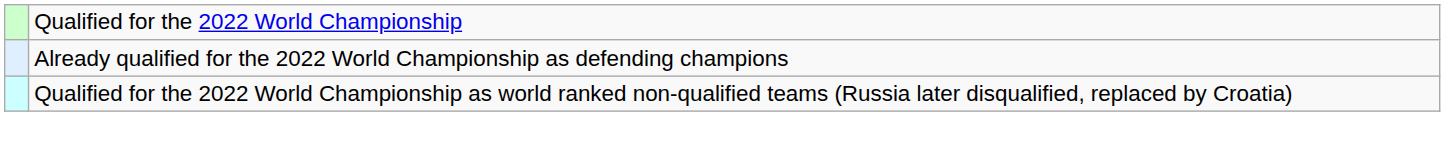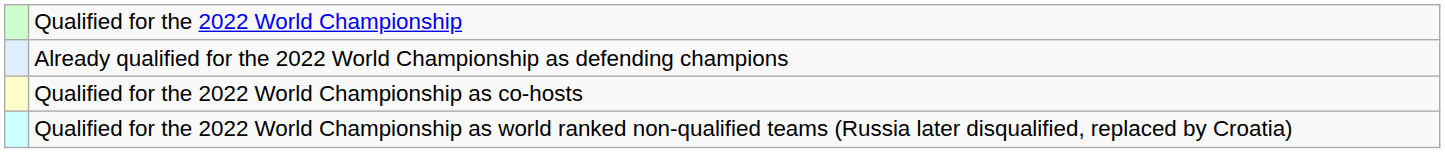+ row: (309, 93)
